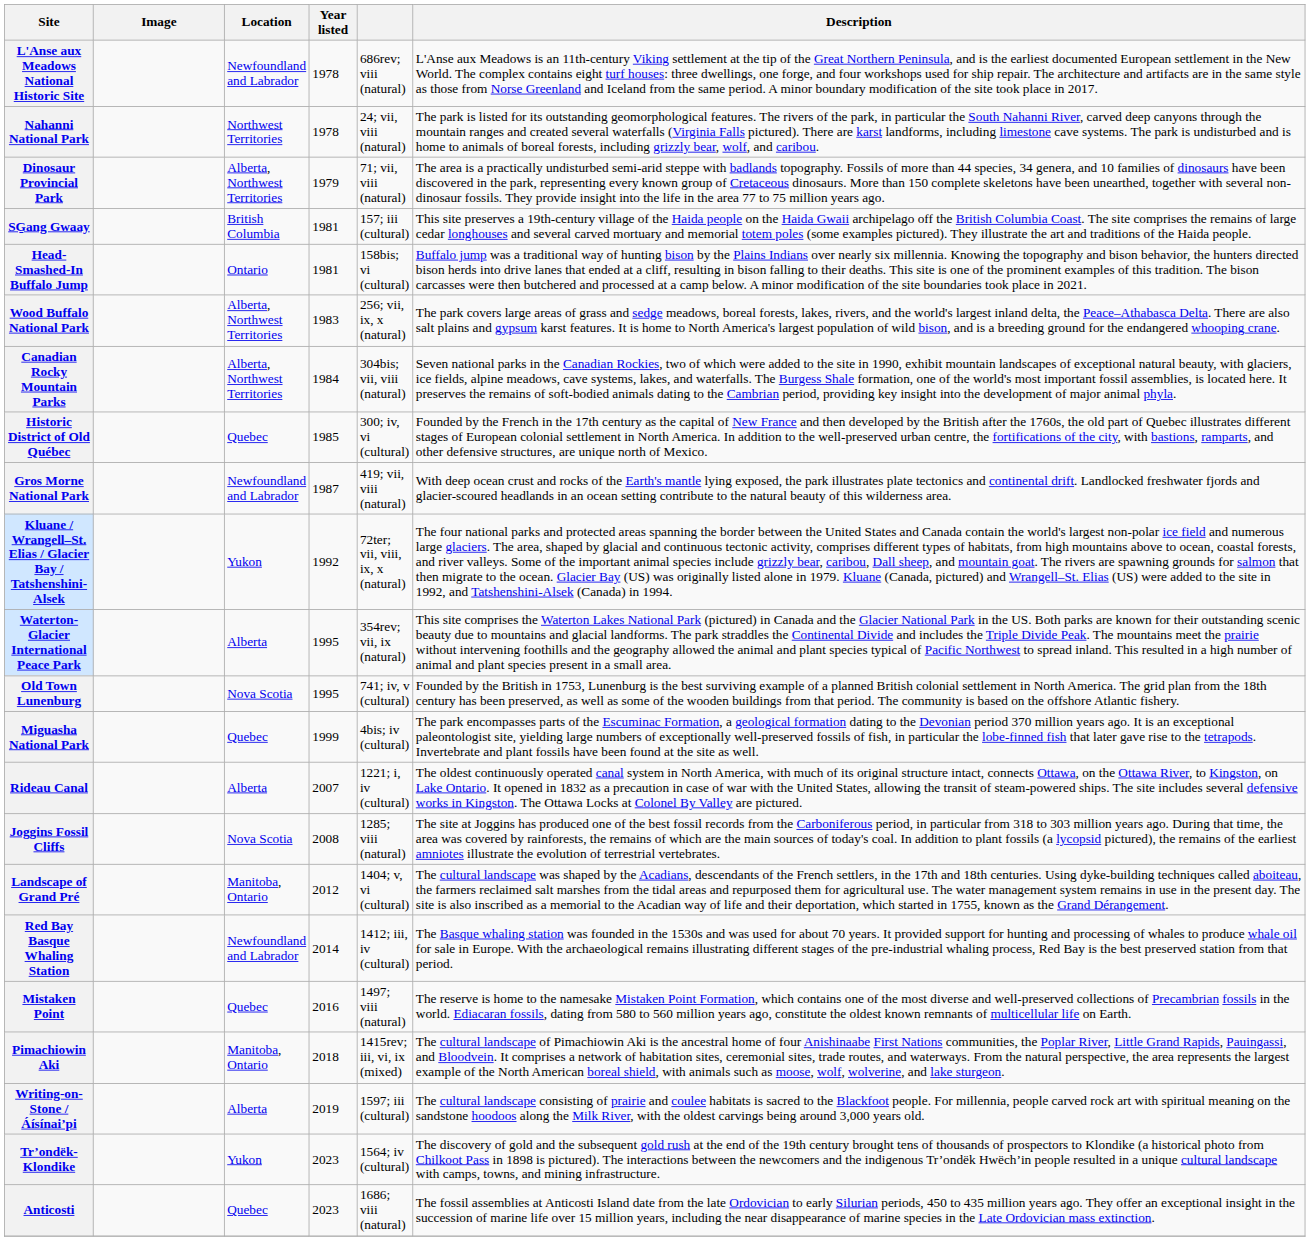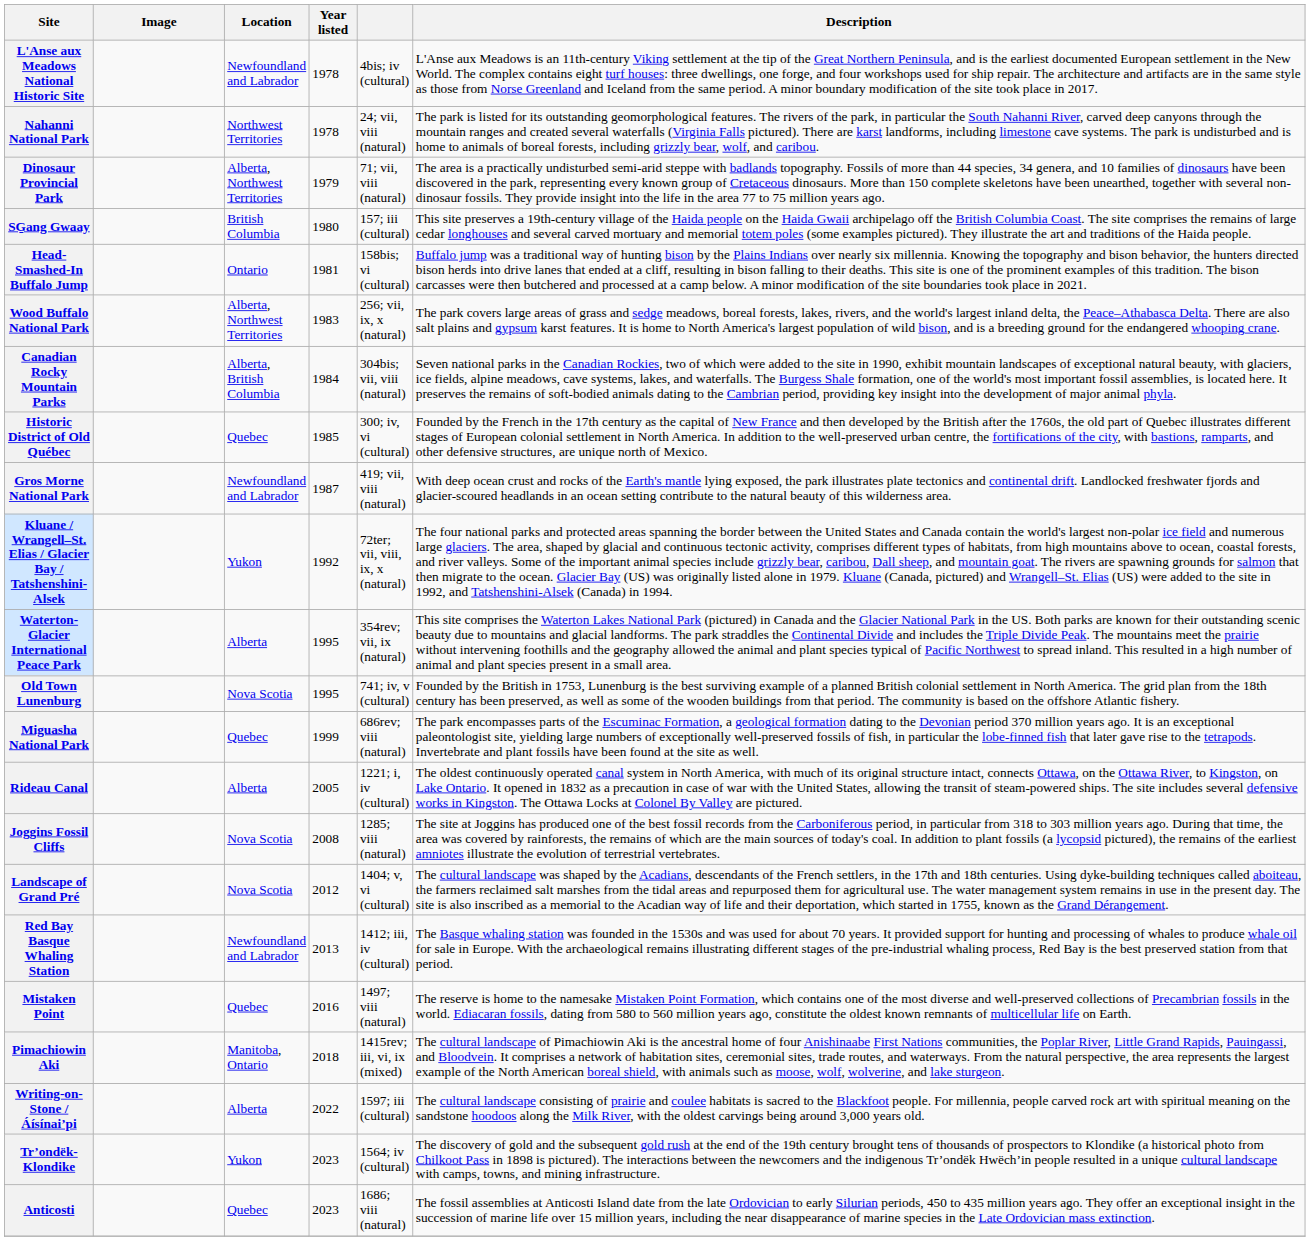(383, 73) 686rev; viii (natural) -> (385, 73) 4bis; iv (cultural)
(326, 226) 1981 -> (326, 226) 1980
(255, 379) Alberta, Northwest Territories -> (253, 379) Alberta, British Columbia
(385, 737) 4bis; iv (cultural) -> (383, 737) 686rev; viii (natural)
(326, 787) 2007 -> (326, 787) 2005
(254, 889) Manitoba, Ontario -> (260, 889) Nova Scotia
(326, 948) 2014 -> (326, 948) 2013
(326, 1108) 2019 -> (326, 1108) 2022
